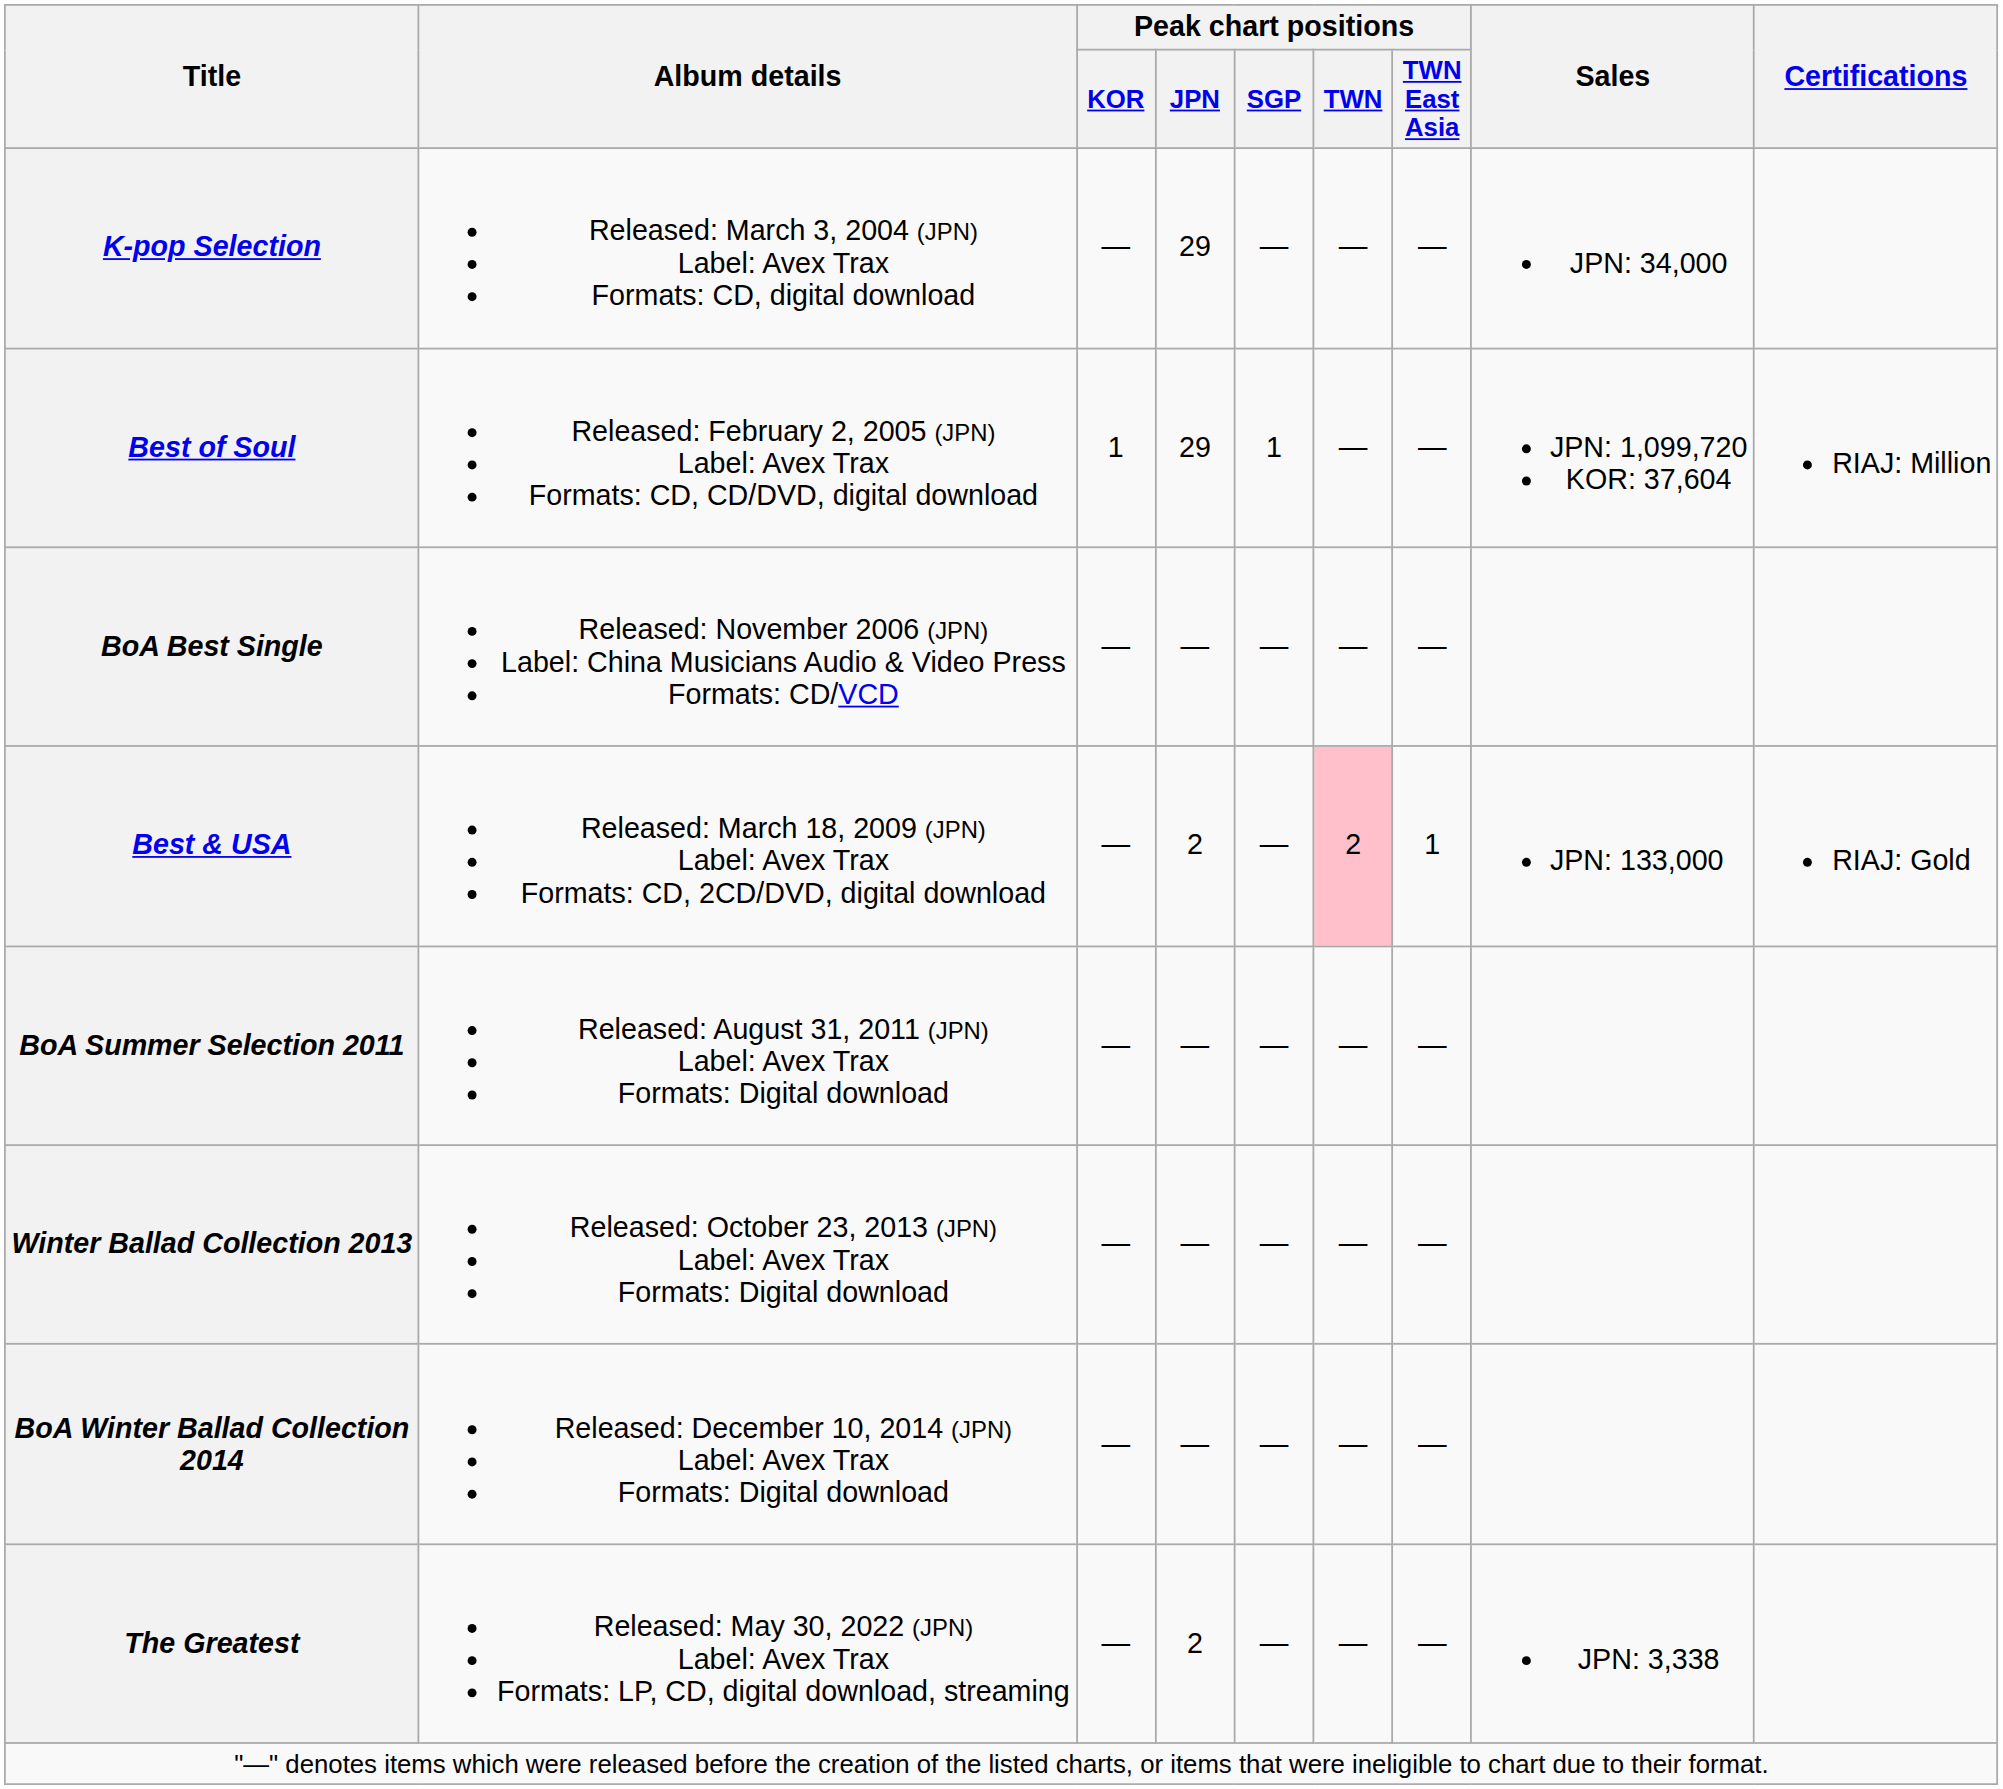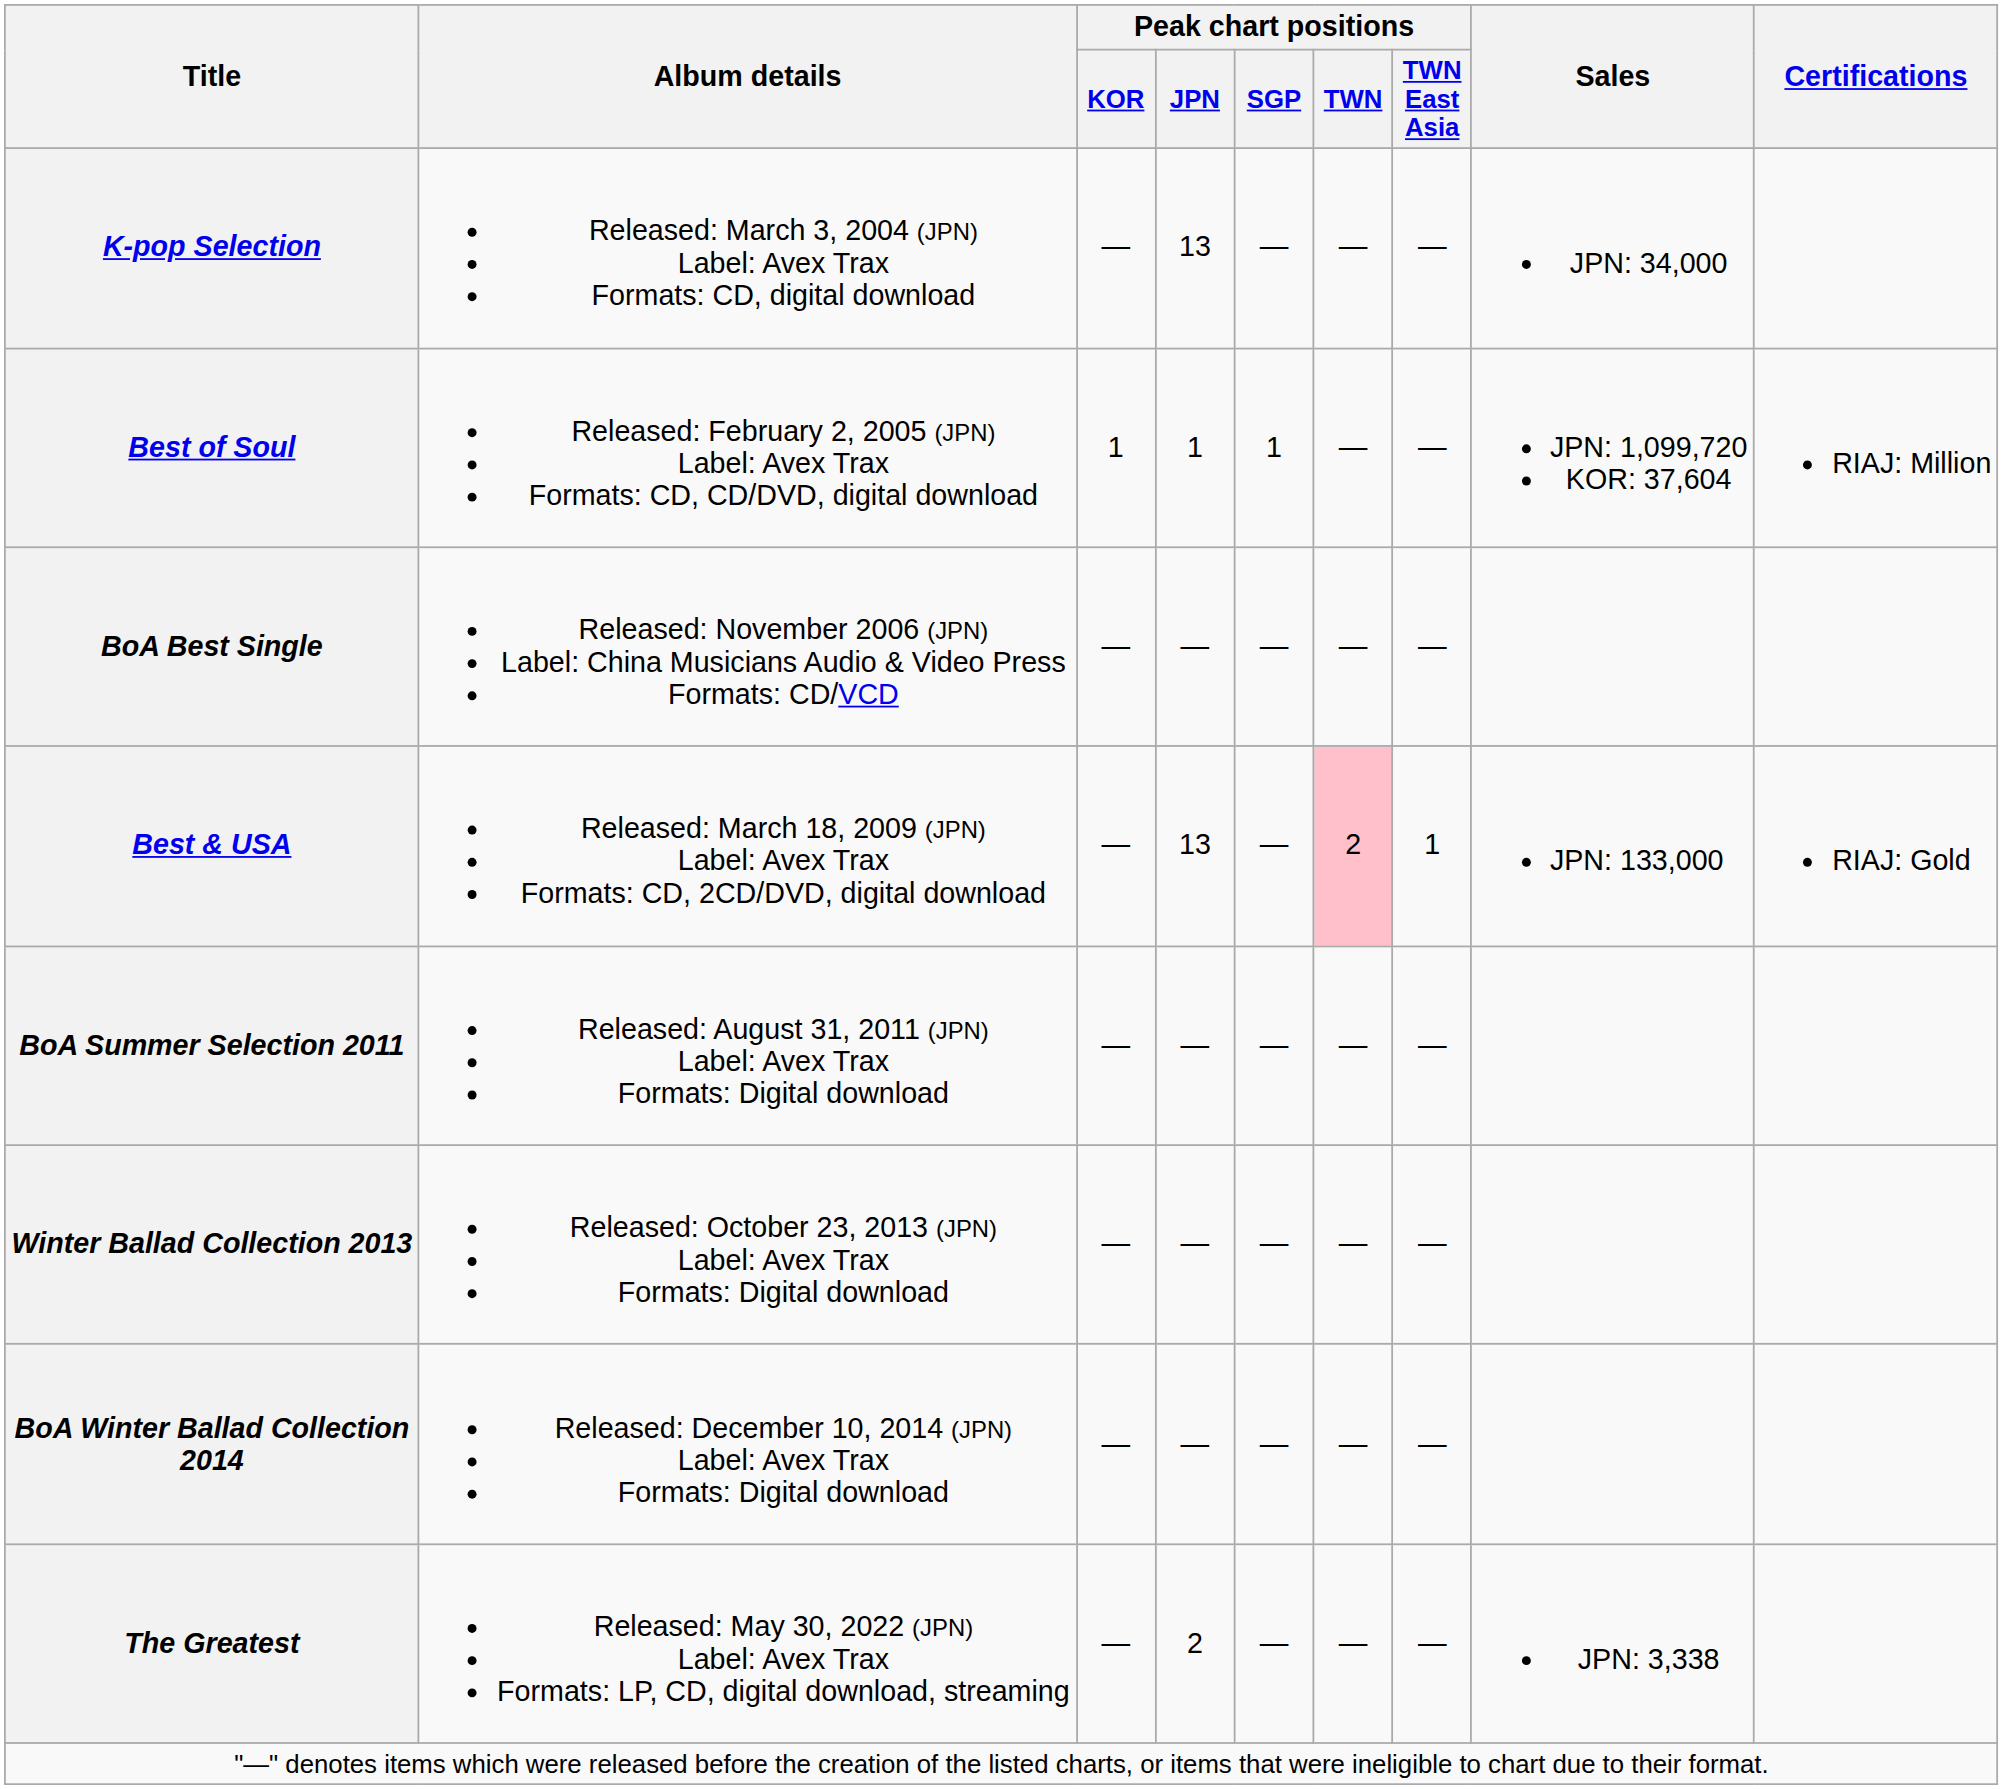(1195, 247) 29 -> (1195, 247) 13
(1195, 446) 29 -> (1195, 446) 1
(1195, 845) 2 -> (1195, 845) 13
